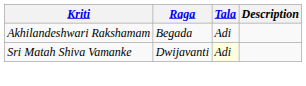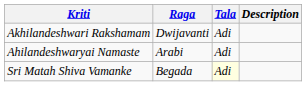(174, 33) Begada -> (182, 33) Dwijavanti
+ row: (73, 52)
(182, 52) Dwijavanti -> (174, 71) Begada
